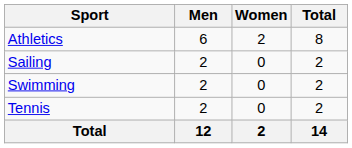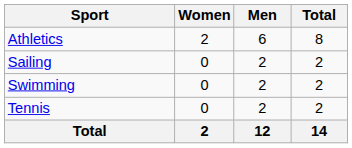columns swapped: (203, 16) <-> (261, 16)
